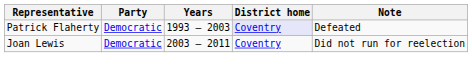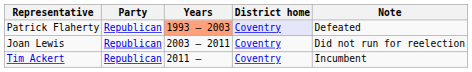(133, 28) Democratic -> (133, 28) Republican
(198, 28) no background -> (198, 28) lightsalmon background
(133, 44) Democratic -> (133, 44) Republican
+ row: (36, 59)
